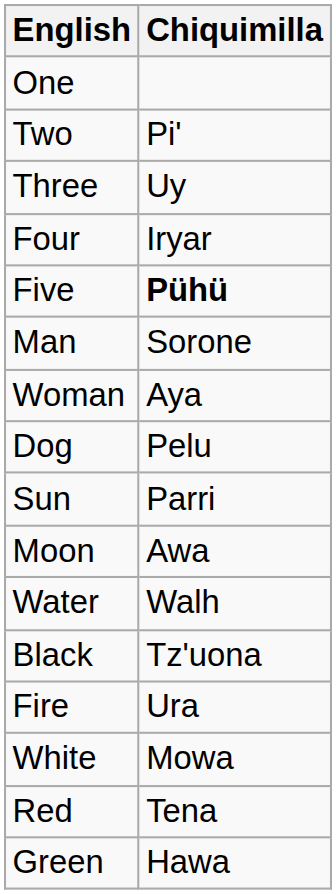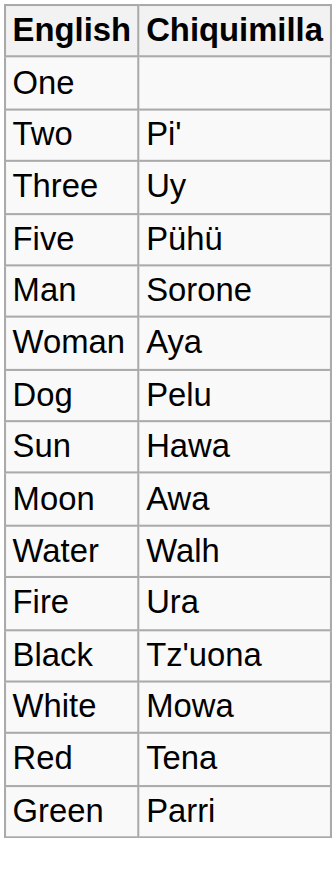- row: (46, 238)
(187, 290) bold -> (184, 238) normal
(181, 498) Parri -> (188, 446) Hawa
rows swapped: (41, 706) <-> (53, 654)
(188, 862) Hawa -> (181, 810) Parri
